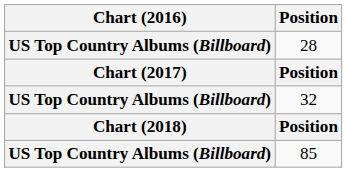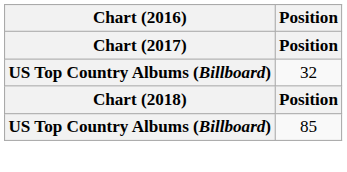- row: (308, 45)
